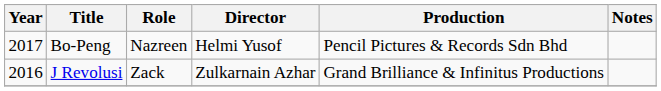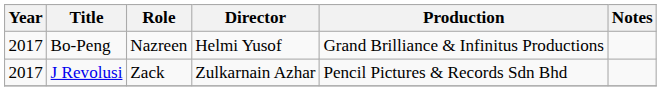(445, 45) Pencil Pictures & Records Sdn Bhd -> (464, 45) Grand Brilliance & Infinitus Productions
(26, 72) 2016 -> (26, 72) 2017
(464, 72) Grand Brilliance & Infinitus Productions -> (445, 72) Pencil Pictures & Records Sdn Bhd
